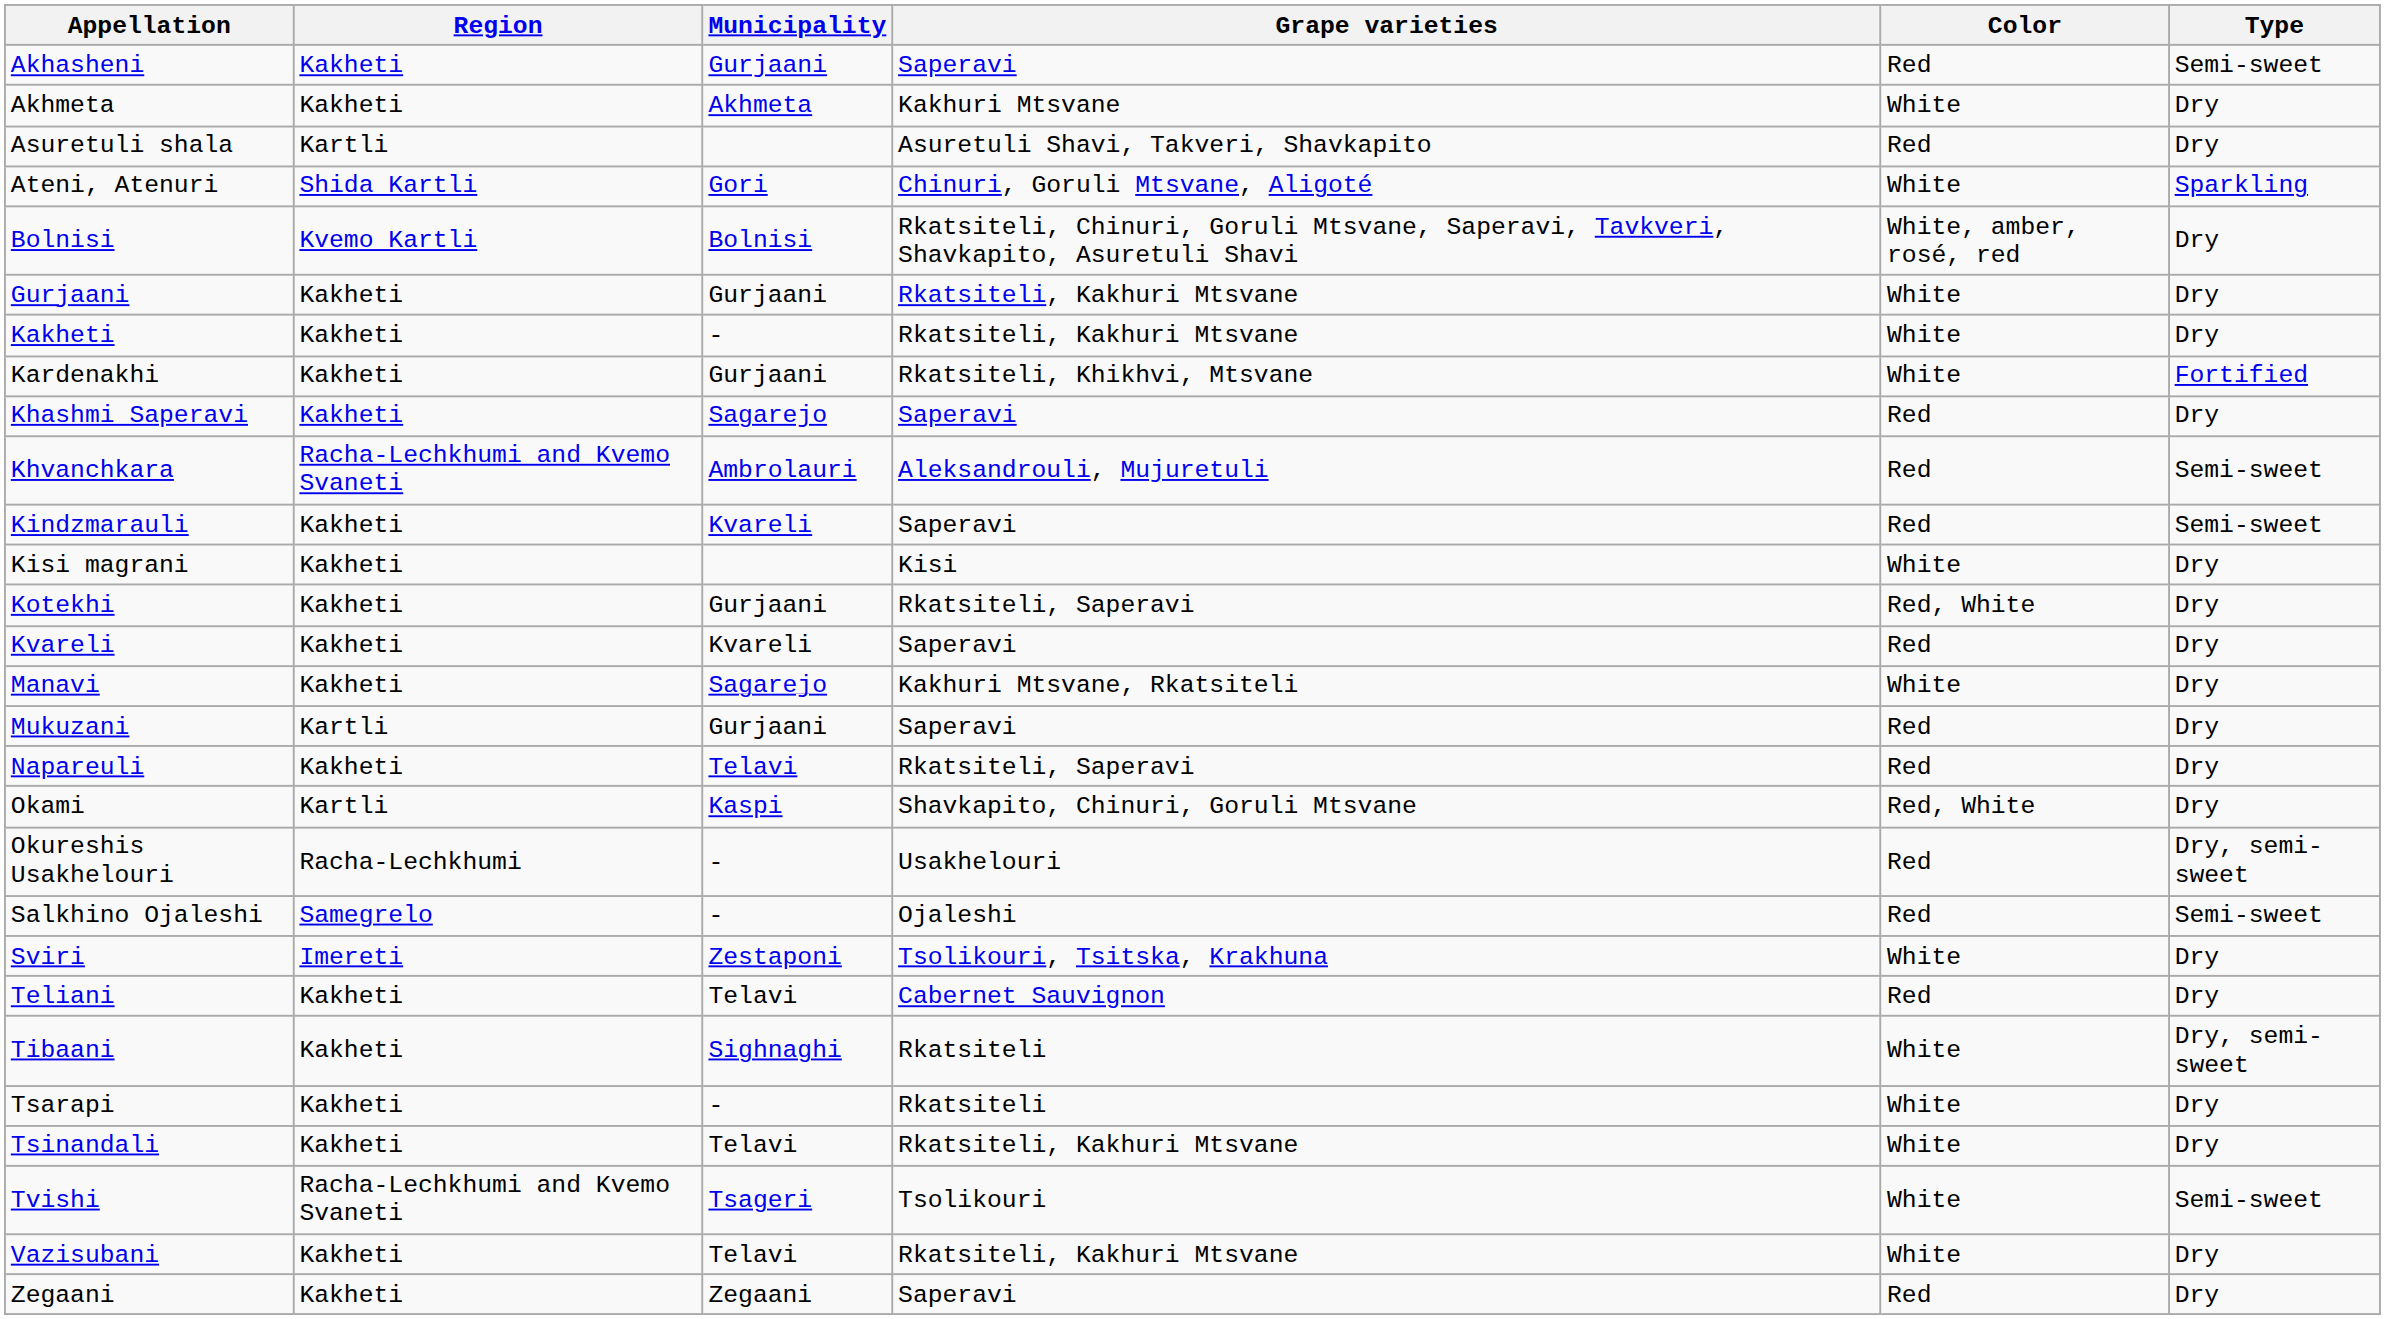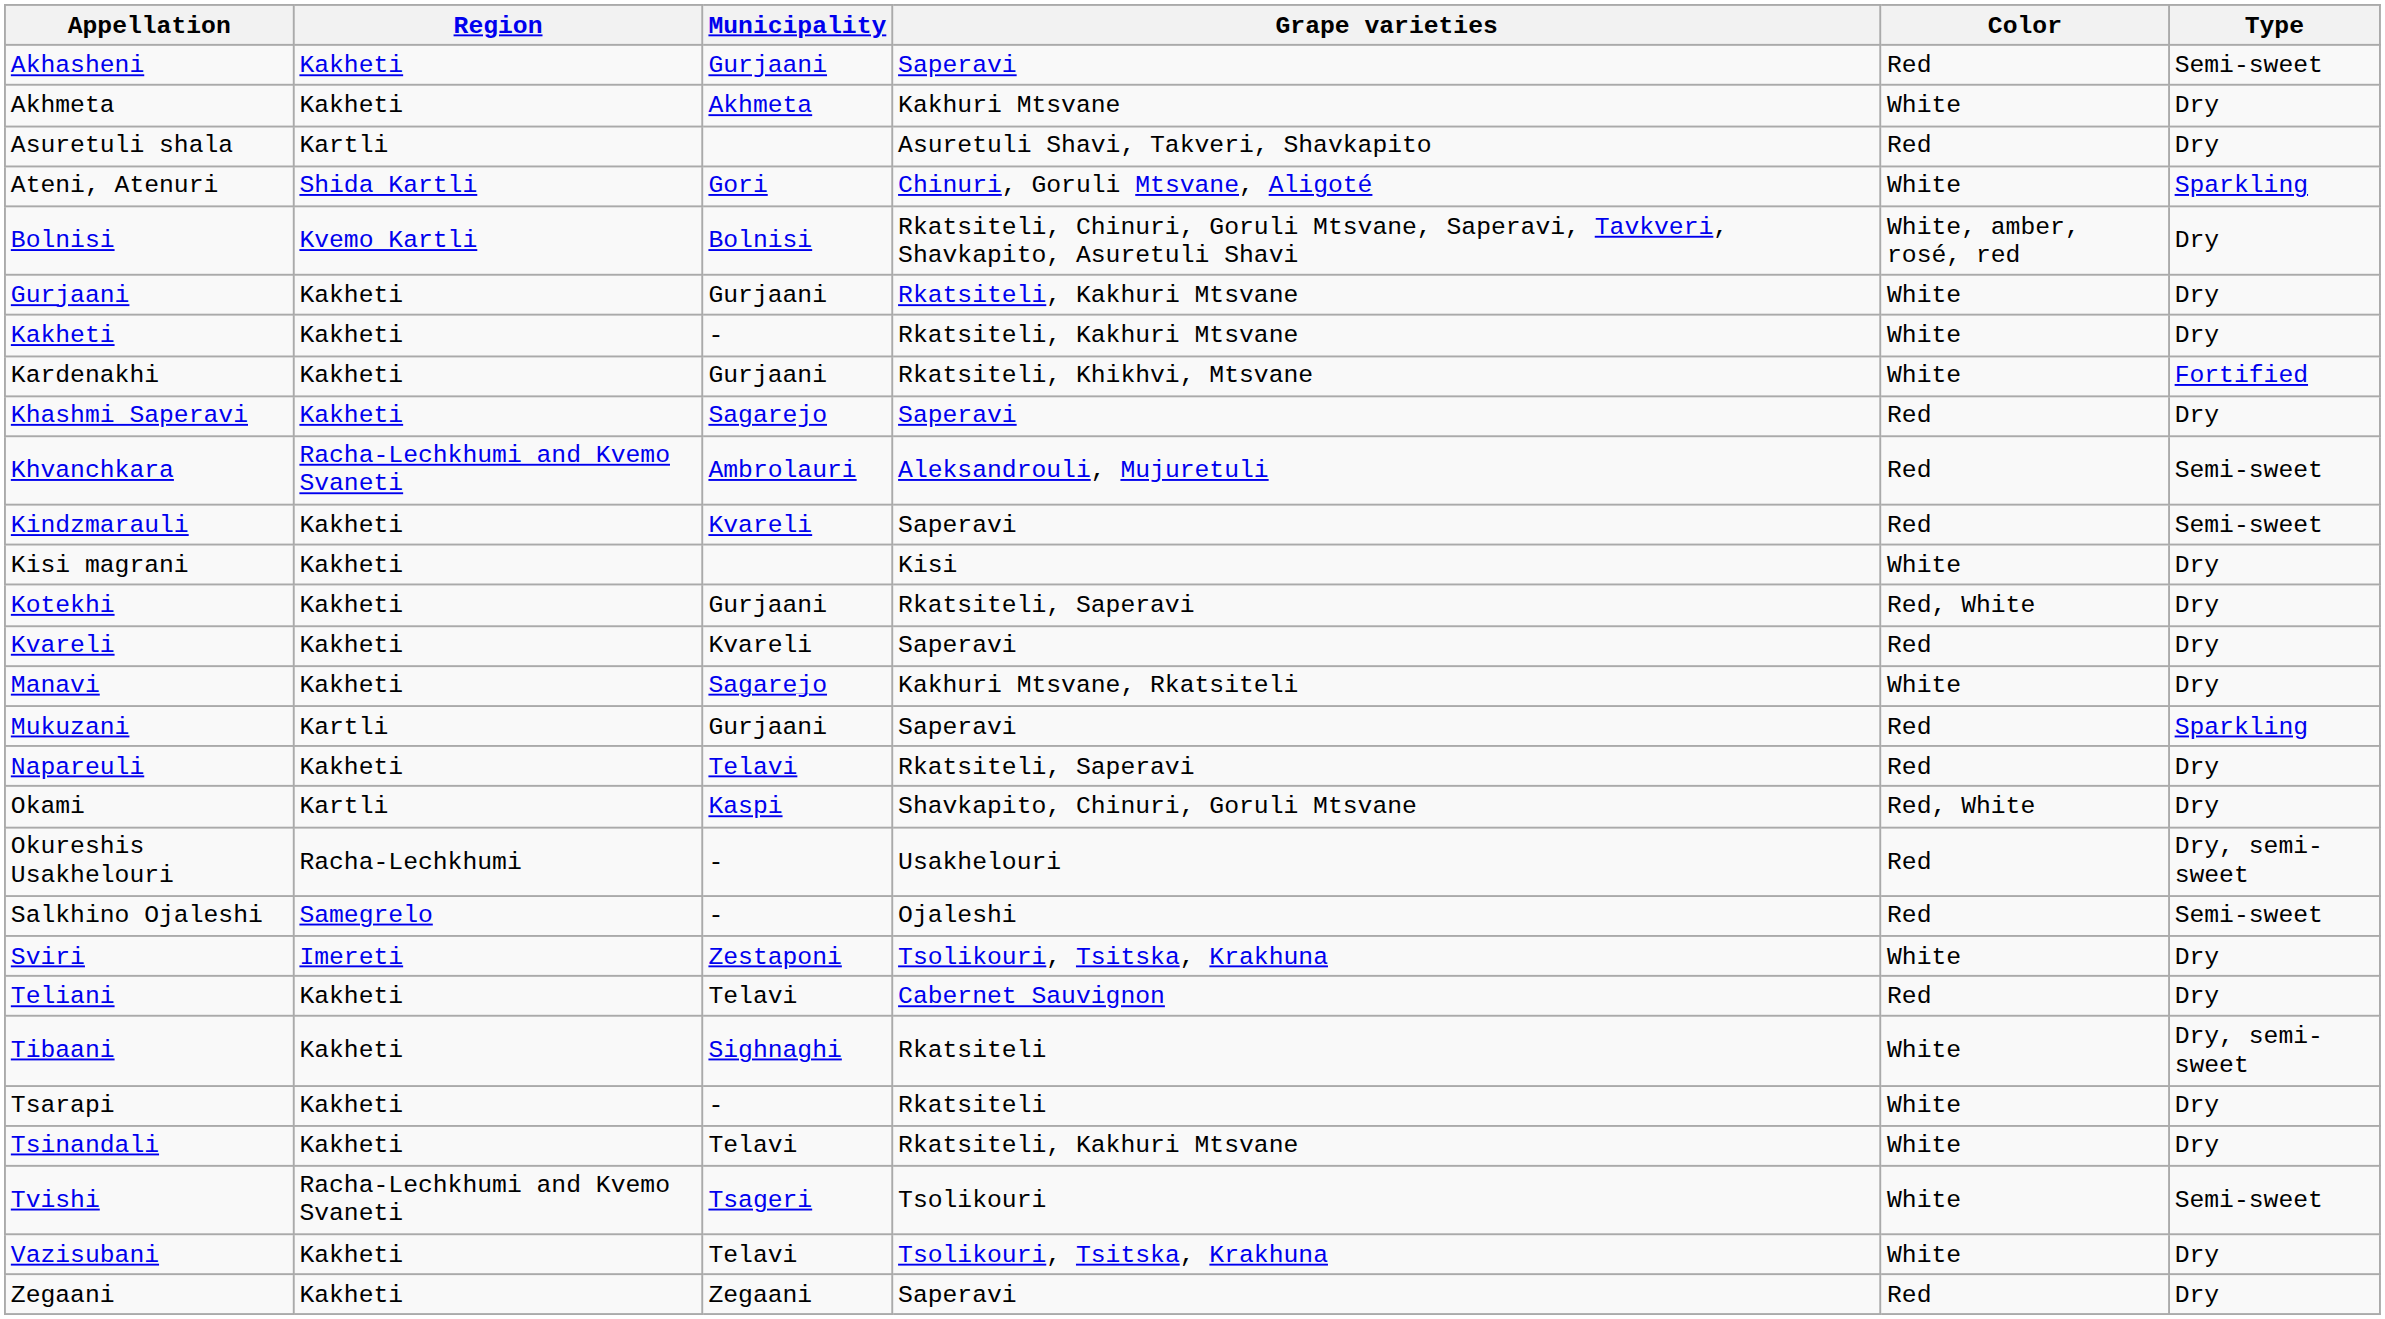(2197, 726) Dry -> (2241, 726) Sparkling
(1098, 1254) Rkatsiteli, Kakhuri Mtsvane -> (1113, 1254) Tsolikouri, Tsitska, Krakhuna
